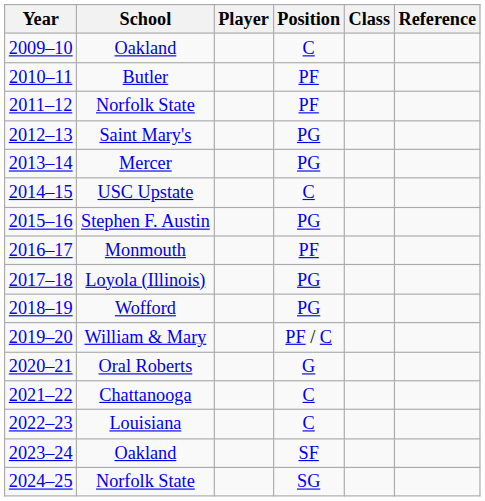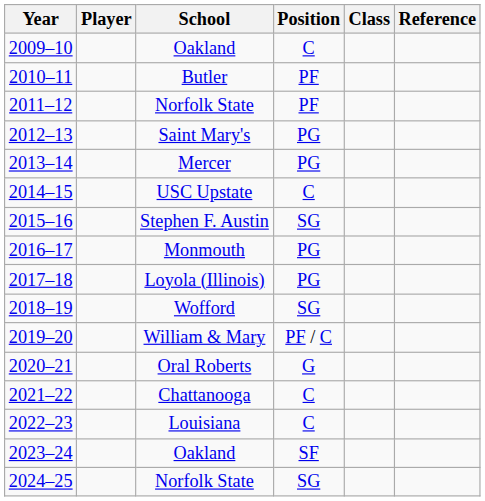columns swapped: (244, 18) <-> (145, 18)
(309, 221) PG -> (309, 221) SG
(309, 250) PF -> (309, 250) PG
(309, 308) PG -> (309, 308) SG
